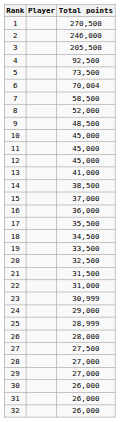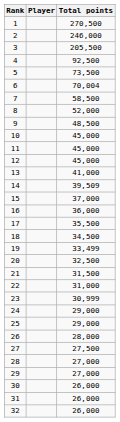(86, 186) 38,500 -> (86, 186) 39,509
(86, 248) 33,500 -> (86, 248) 33,499
(86, 324) 28,999 -> (86, 324) 29,000
